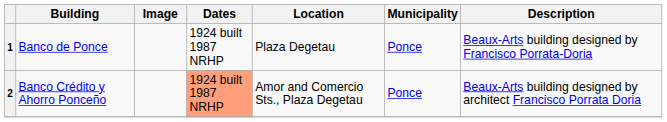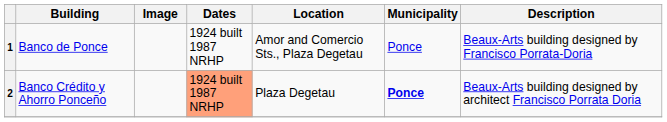(295, 47) Plaza Degetau -> (309, 47) Amor and Comercio Sts., Plaza Degetau
(309, 93) Amor and Comercio Sts., Plaza Degetau -> (295, 93) Plaza Degetau
(405, 93) normal -> (406, 93) bold
